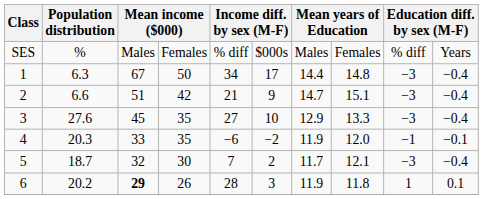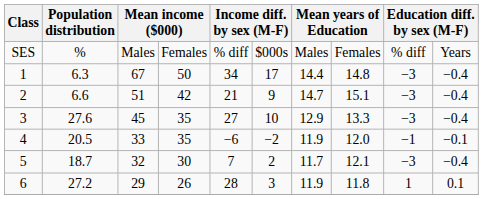(80, 140) 20.3 -> (80, 140) 20.5
(80, 183) 20.2 -> (80, 183) 27.2
(138, 183) bold -> (138, 183) normal
